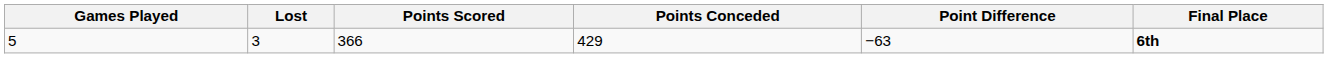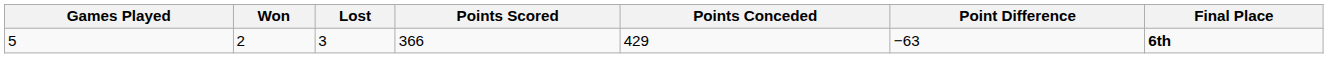+ column: (274, 16)
